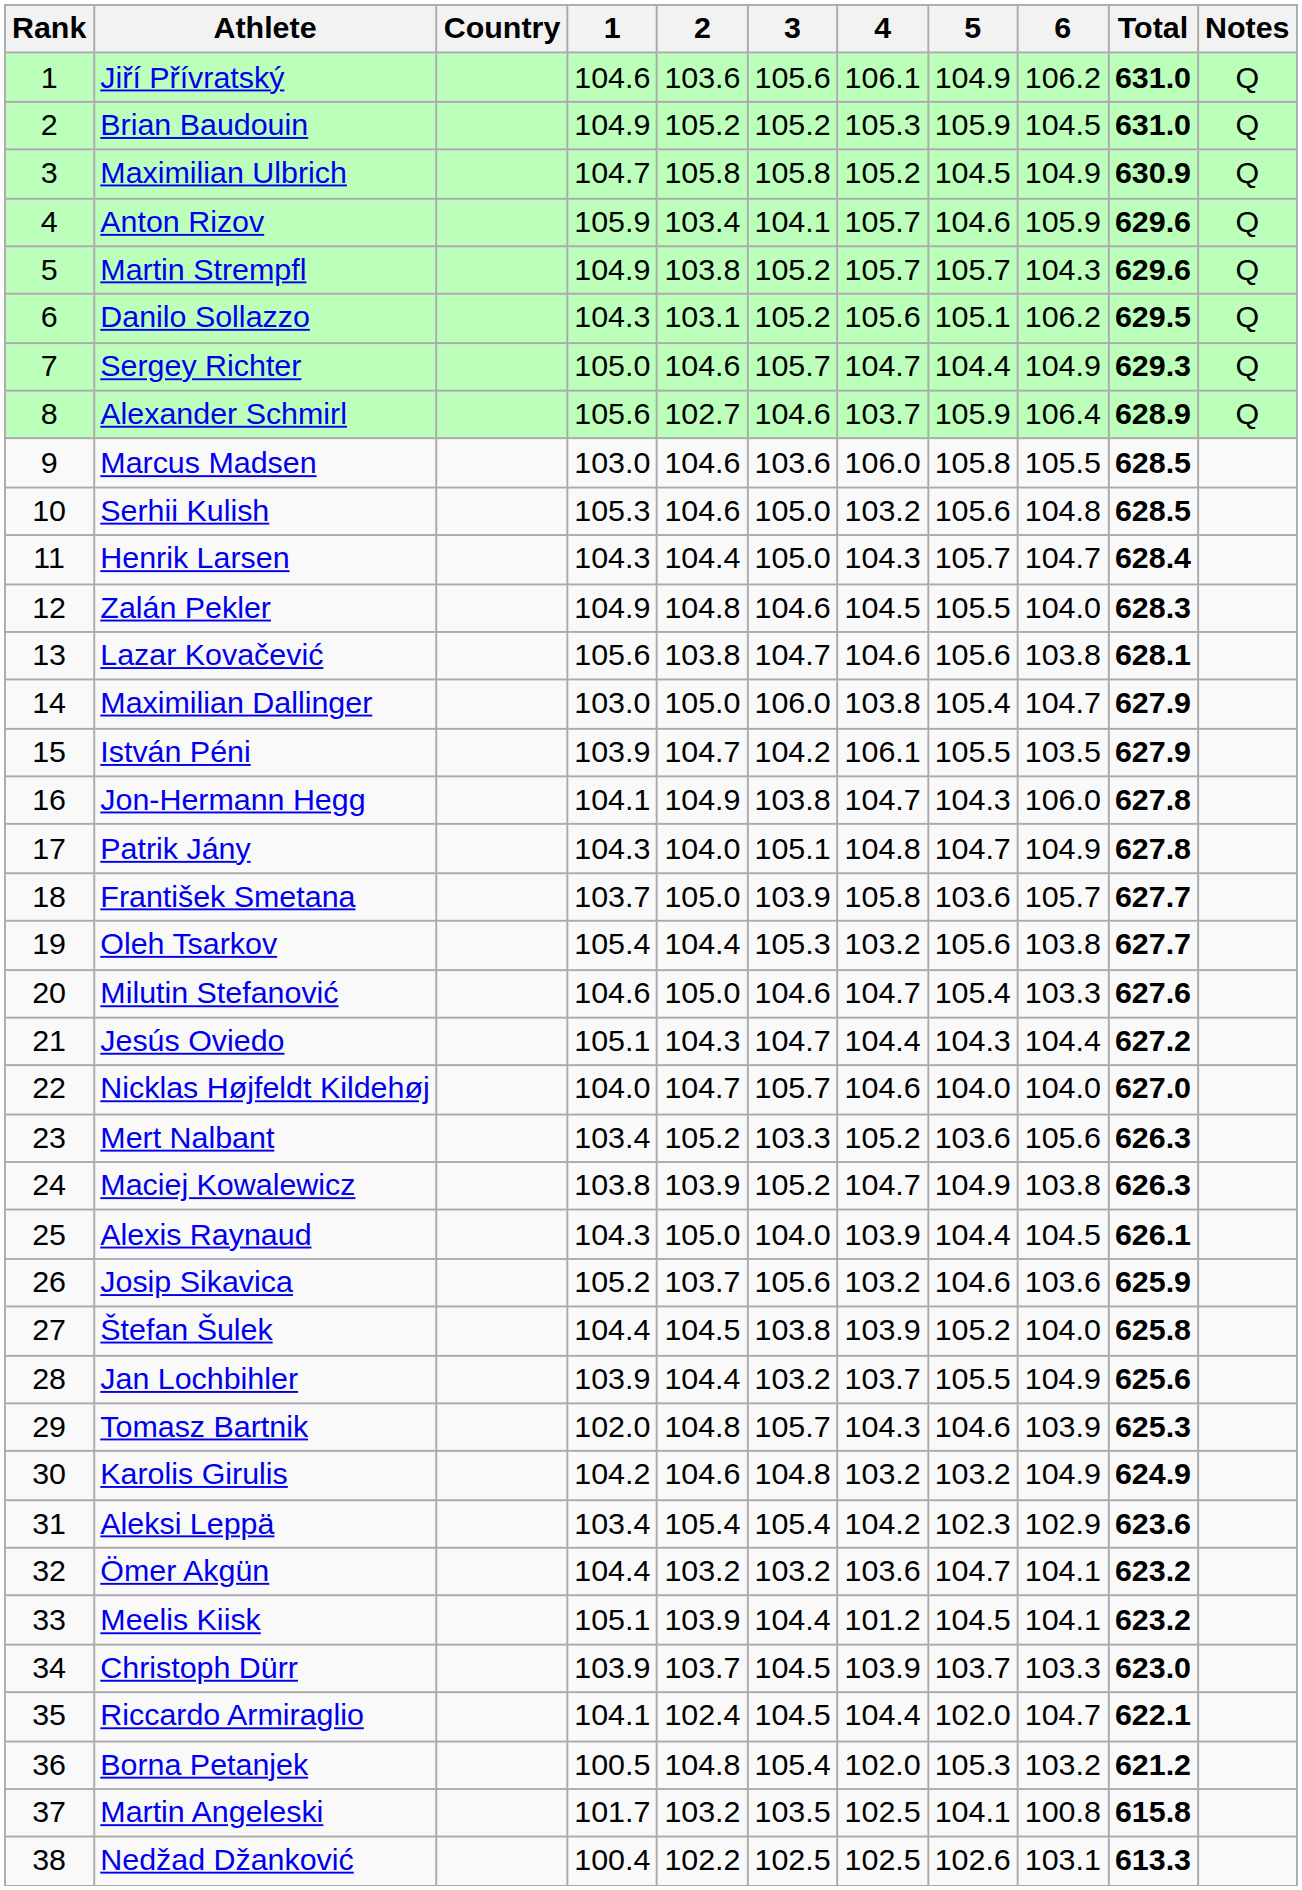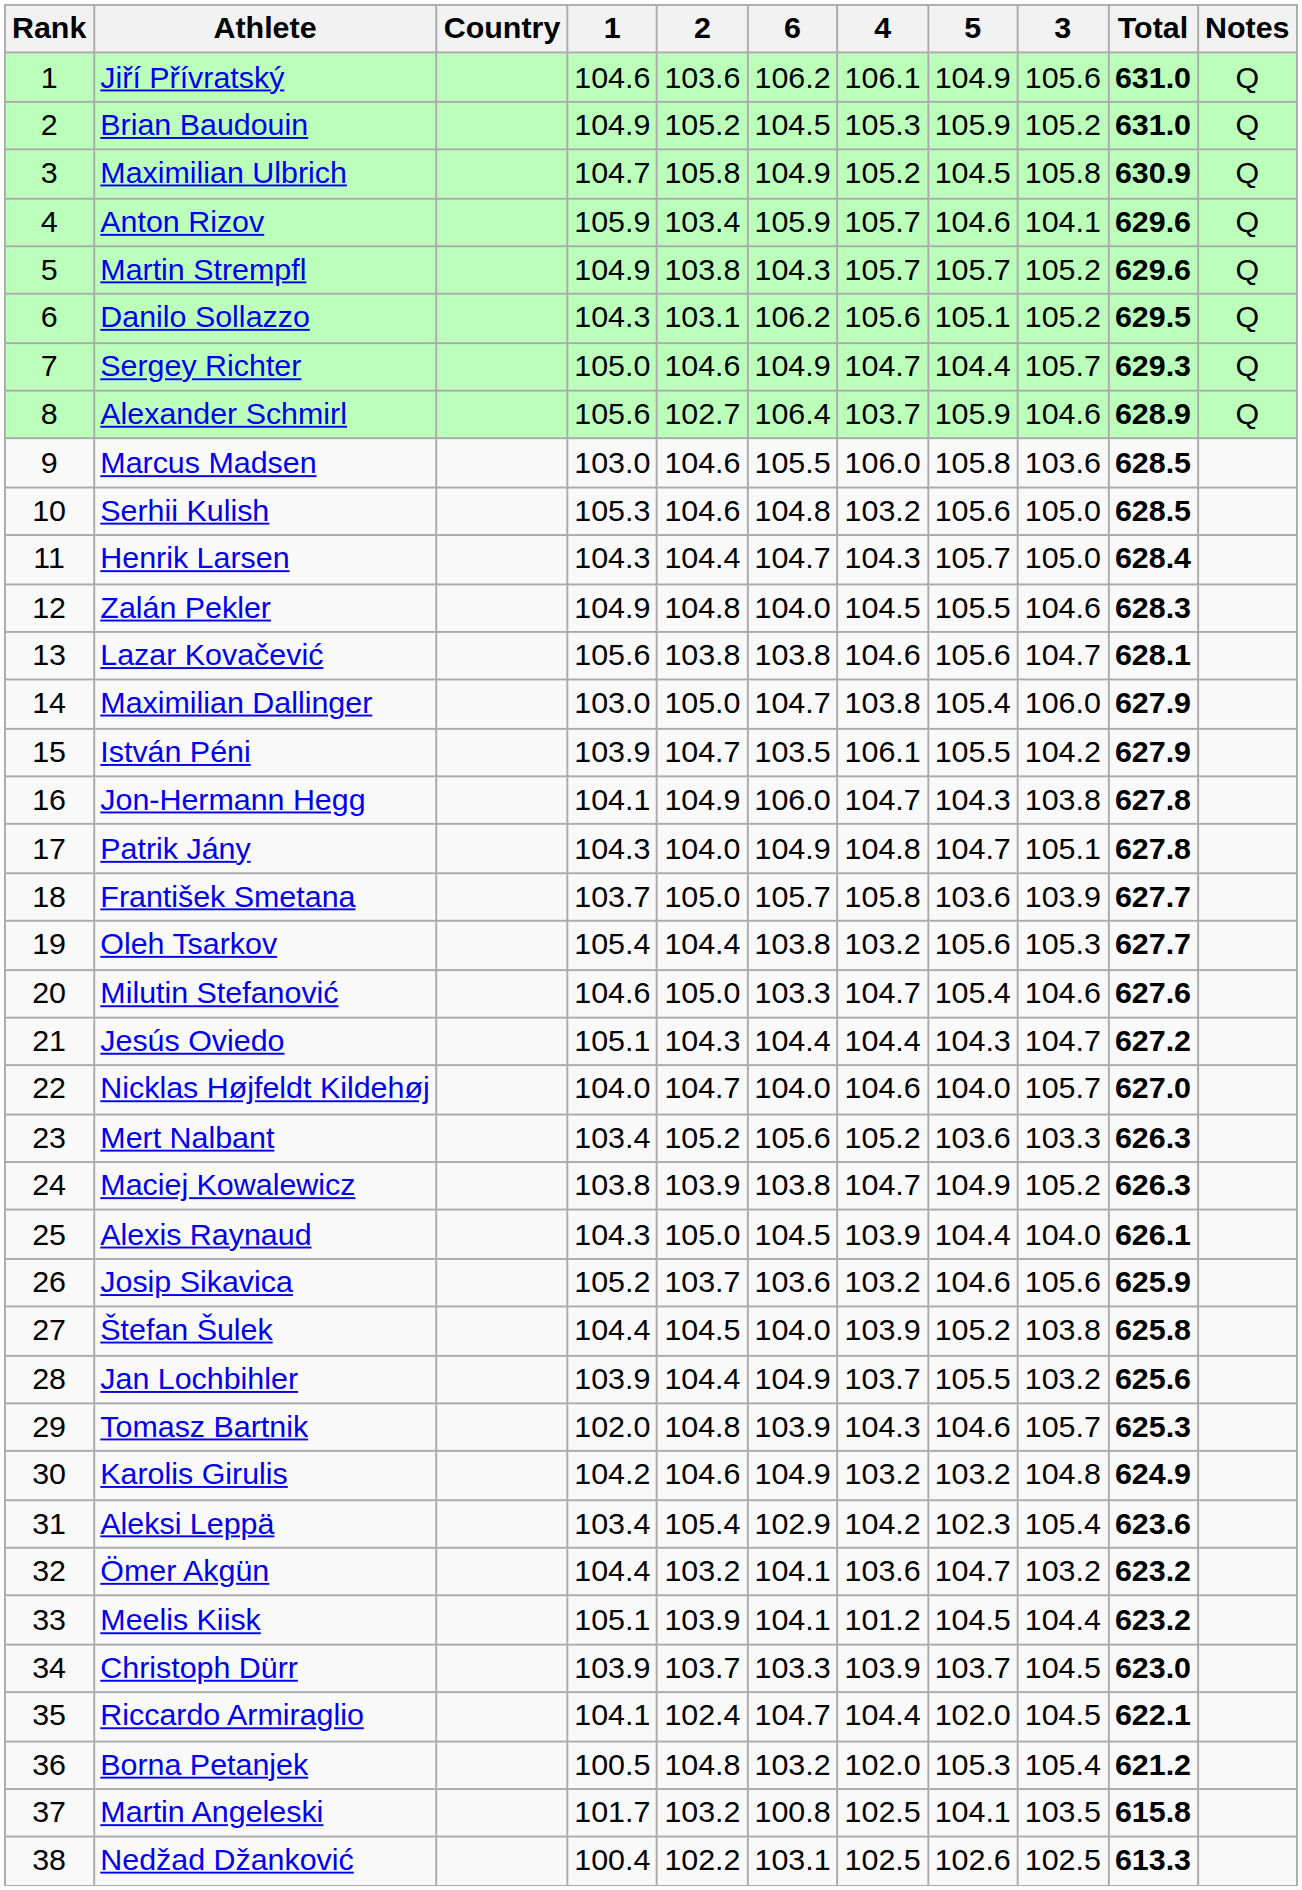columns swapped: (793, 28) <-> (1063, 28)
